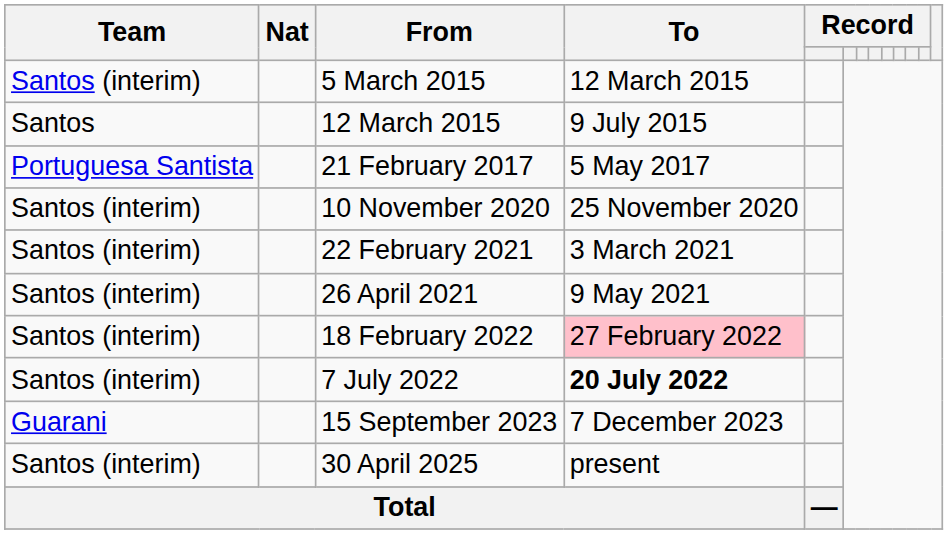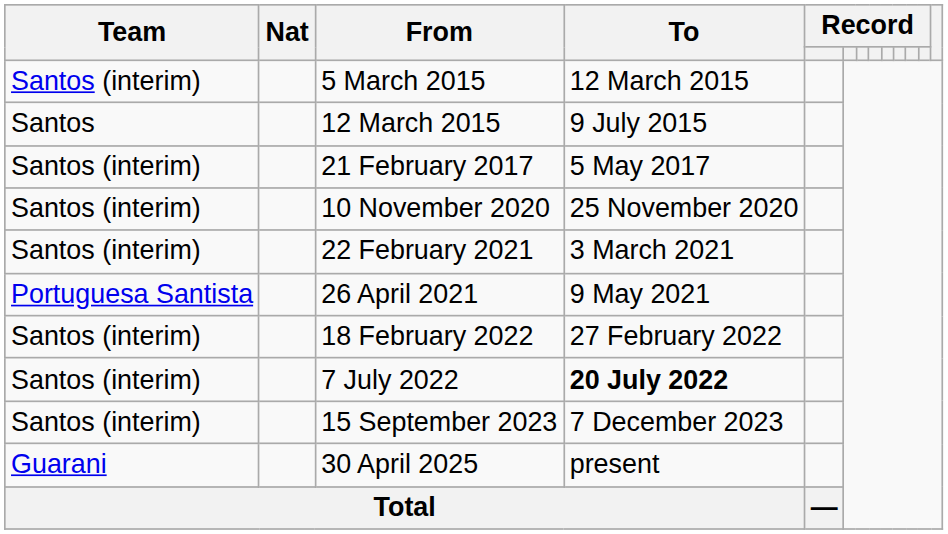(132, 166) Portuguesa Santista -> (106, 166) Santos (interim)
(106, 293) Santos (interim) -> (132, 293) Portuguesa Santista
(676, 336) pink background -> (676, 336) no background
(59, 421) Guarani -> (106, 421) Santos (interim)
(106, 464) Santos (interim) -> (59, 464) Guarani
